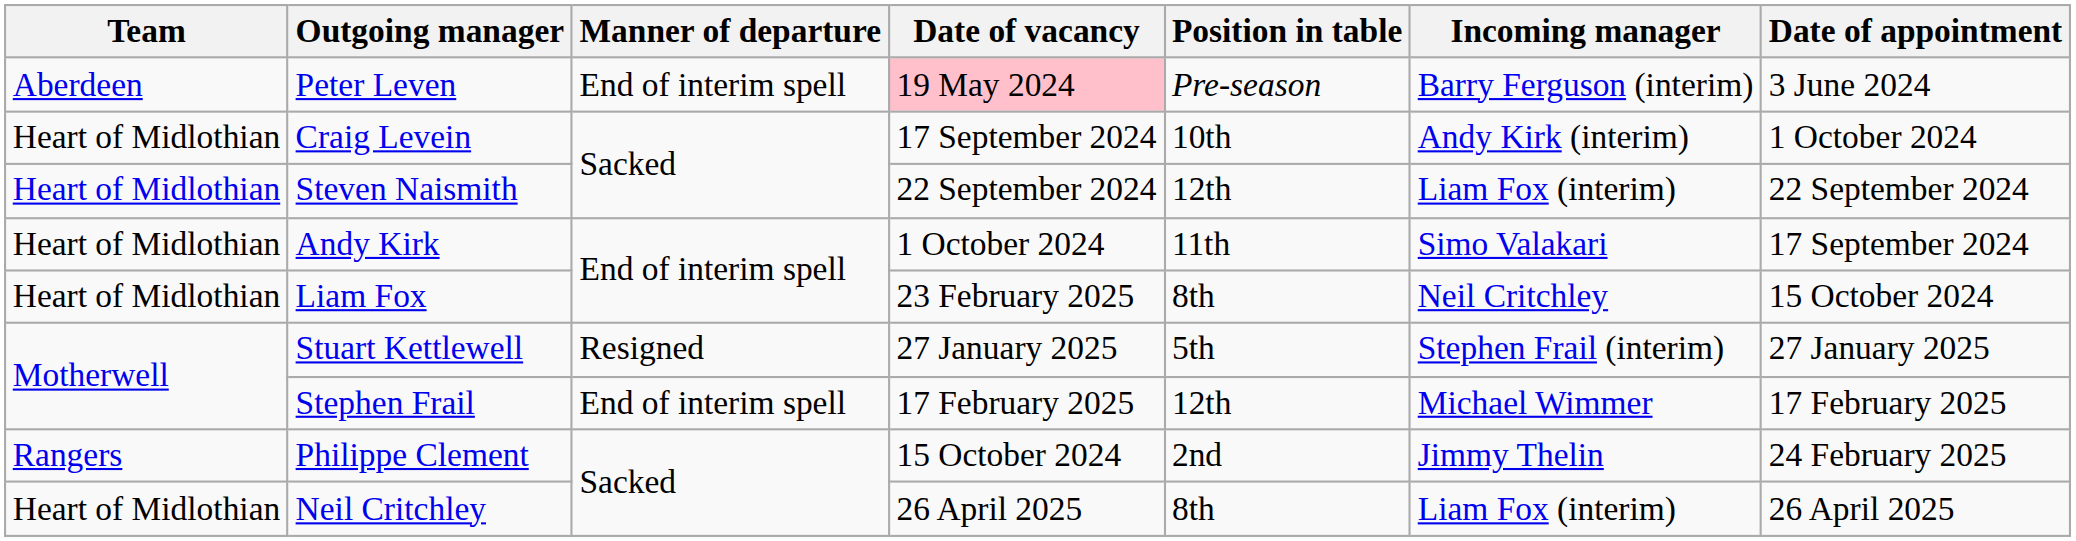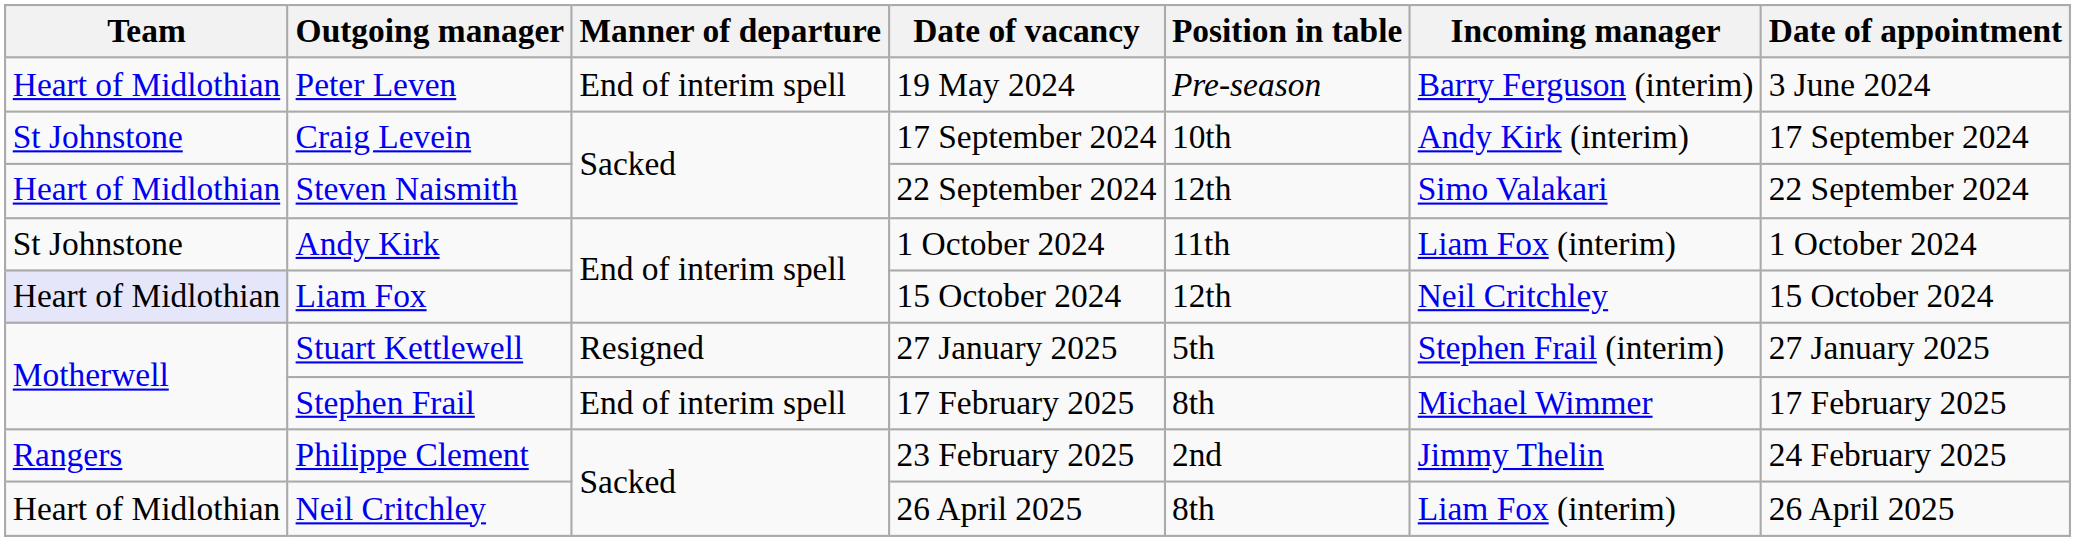(78, 84) Aberdeen -> (146, 84) Heart of Midlothian
(986, 84) pink background -> (986, 84) no background
(146, 137) Heart of Midlothian -> (98, 137) St Johnstone
(1873, 137) 1 October 2024 -> (1899, 137) 17 September 2024
(1547, 190) Liam Fox (interim) -> (1513, 190) Simo Valakari
(146, 243) Heart of Midlothian -> (98, 243) St Johnstone
(1513, 243) Simo Valakari -> (1547, 243) Liam Fox (interim)
(1899, 243) 17 September 2024 -> (1873, 243) 1 October 2024
(146, 296) no background -> (146, 296) lavender background
(1015, 296) 23 February 2025 -> (1009, 296) 15 October 2024
(1193, 296) 8th -> (1202, 296) 12th
(1202, 402) 12th -> (1193, 402) 8th
(1009, 455) 15 October 2024 -> (1015, 455) 23 February 2025
